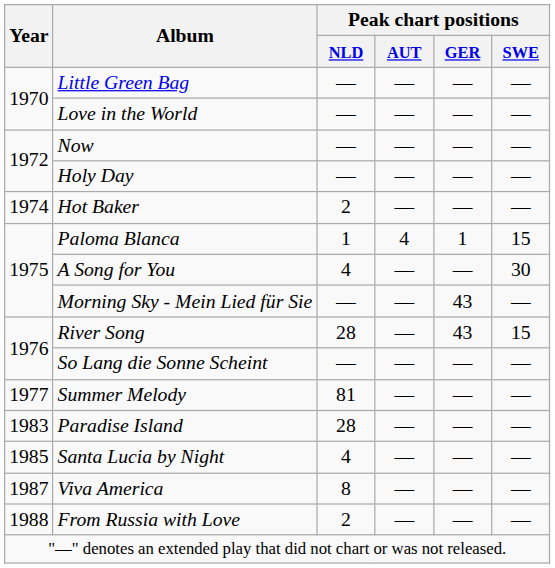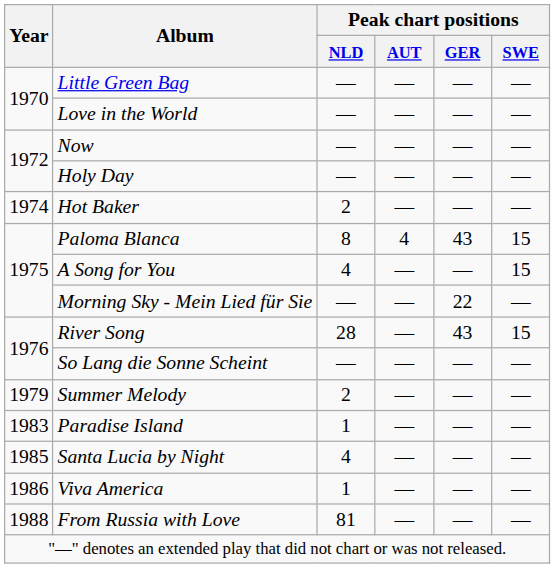(346, 238) 1 -> (346, 238) 8
(463, 238) 1 -> (463, 238) 43
(521, 269) 30 -> (521, 269) 15
(463, 301) 43 -> (463, 301) 22
(29, 394) 1977 -> (29, 394) 1979
(346, 394) 81 -> (346, 394) 2
(346, 425) 28 -> (346, 425) 1
(29, 488) 1987 -> (29, 488) 1986
(346, 488) 8 -> (346, 488) 1
(346, 519) 2 -> (346, 519) 81
